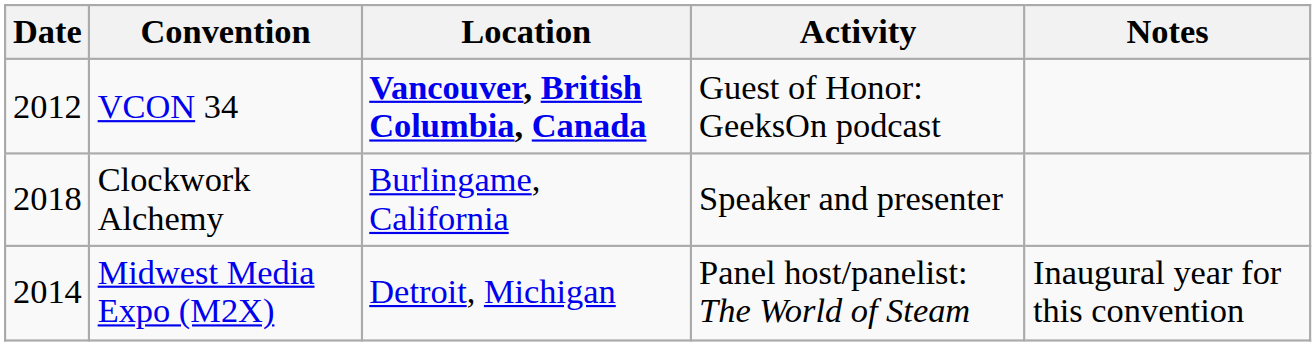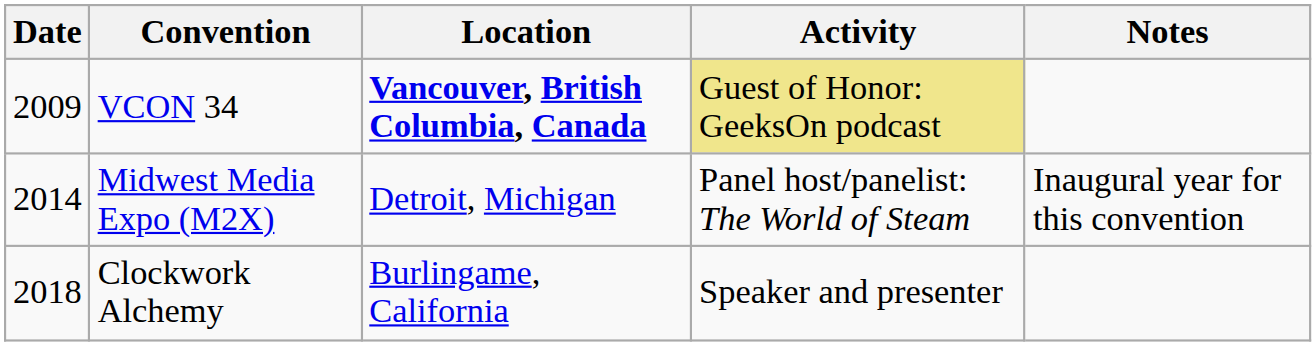(47, 105) 2012 -> (47, 105) 2009
(820, 105) no background -> (820, 105) khaki background
rows swapped: (206, 292) <-> (174, 198)
